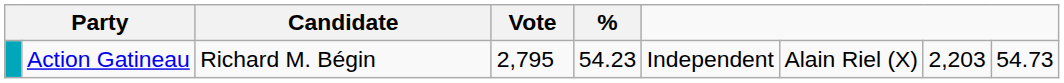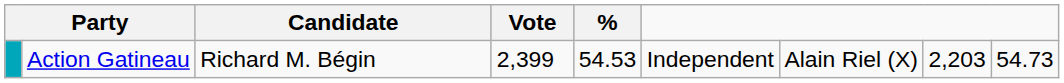(525, 58) 2,795 -> (525, 58) 2,399
(607, 58) 54.23 -> (607, 58) 54.53
